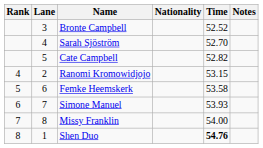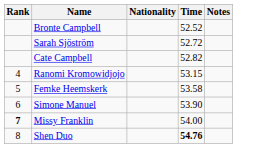- column: (44, 12)
(217, 43) 52.70 -> (191, 43) 52.72
(217, 105) 53.93 -> (191, 105) 53.90
(18, 120) normal -> (18, 120) bold
